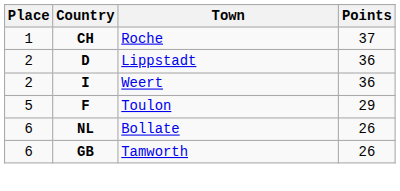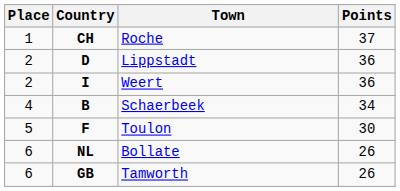+ row: (163, 107)
(367, 107) 29 -> (367, 129) 30
